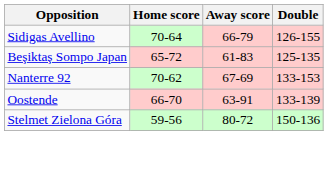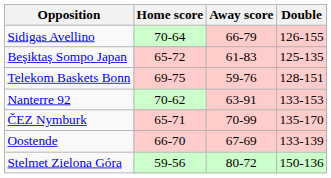+ row: (69, 78)
(238, 78) 67-69 -> (241, 99) 63-91
+ row: (47, 120)
(238, 99) 63-91 -> (241, 141) 67-69
